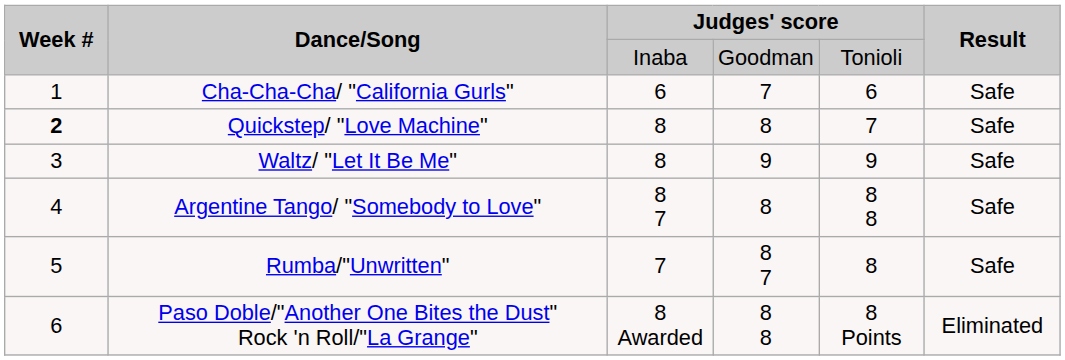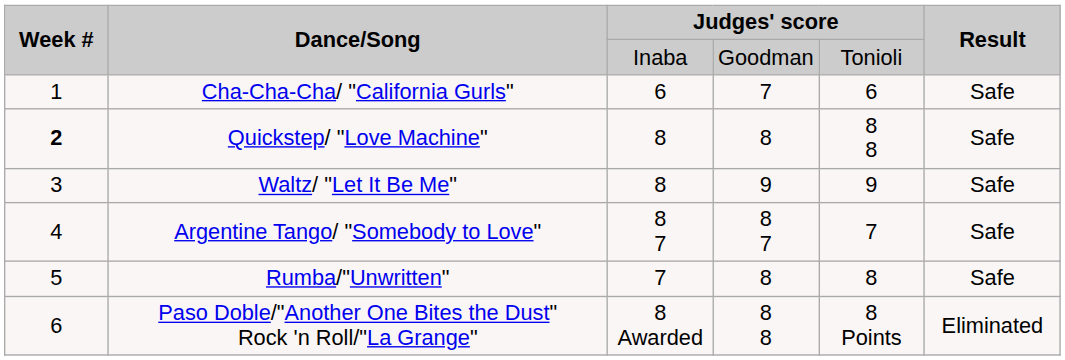(871, 126) 7 -> (871, 138) 8 8
(766, 207) 8 -> (766, 231) 8 7
(871, 207) 8 8 -> (871, 231) 7
(766, 266) 8 7 -> (766, 278) 8
